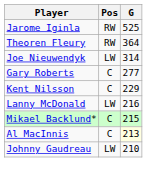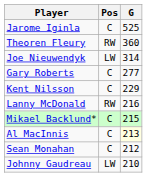(110, 27) RW -> (110, 27) C
(131, 42) 364 -> (131, 42) 360
(110, 104) LW -> (110, 104) RW
+ row: (40, 149)
